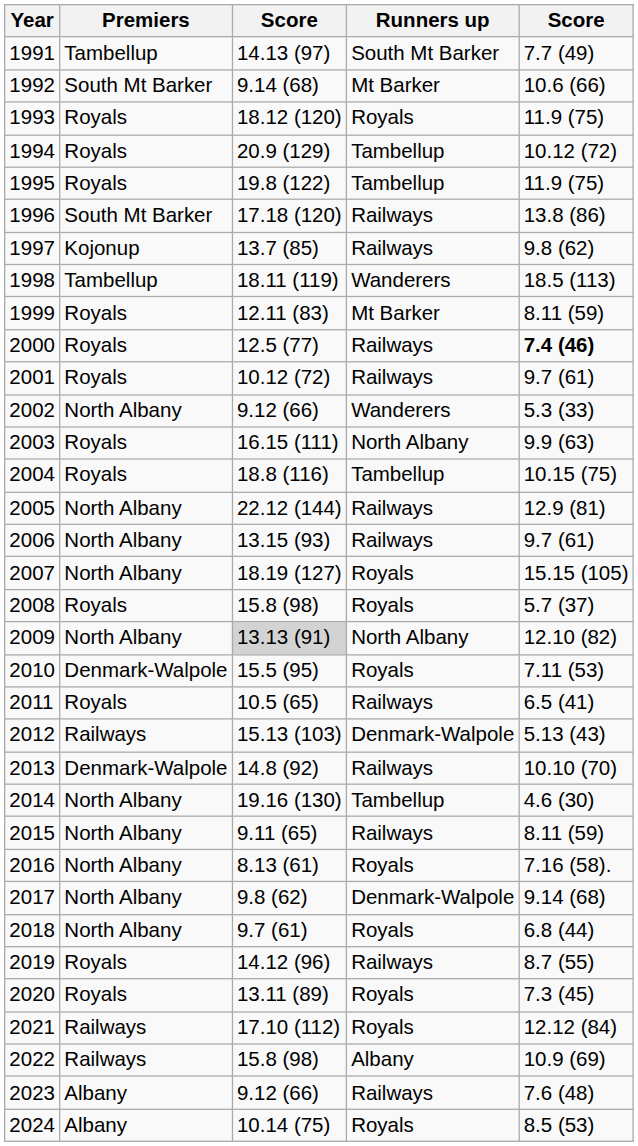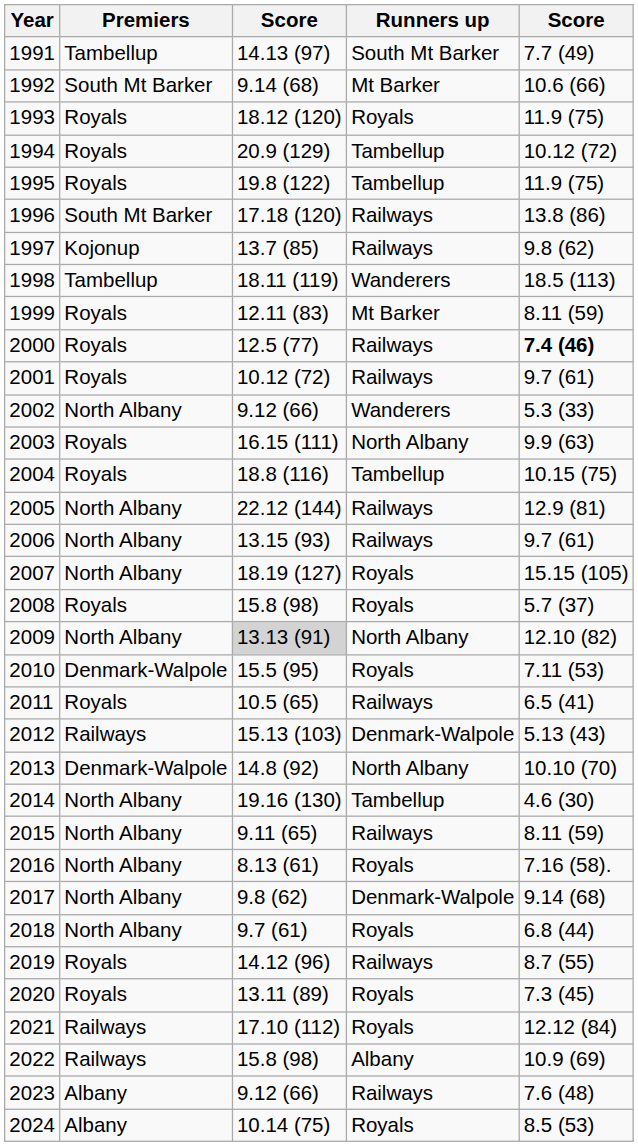(392, 767) Railways -> (410, 767) North Albany
